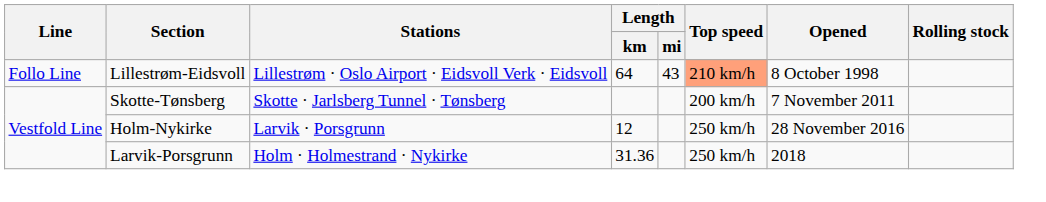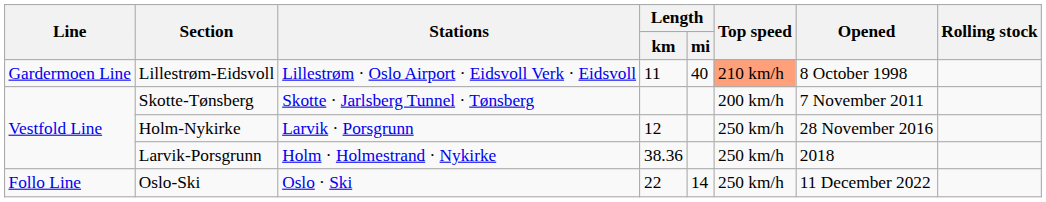(45, 73) Follo Line -> (70, 73) Gardermoen Line
(624, 73) 64 -> (652, 73) 11
(671, 73) 43 -> (700, 73) 40
(635, 155) 31.36 -> (663, 155) 38.36
+ row: (170, 182)
